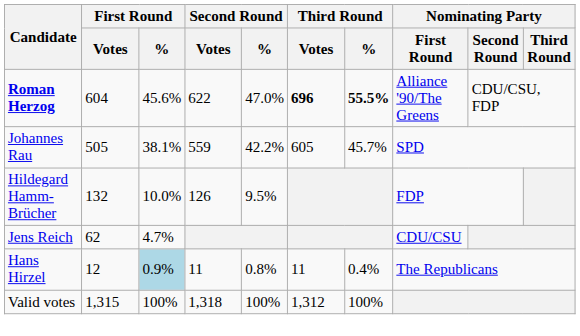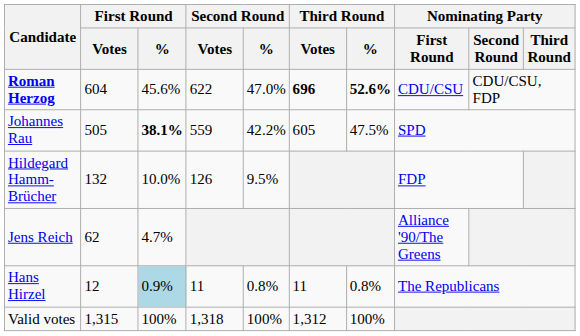(369, 97) 55.5% -> (370, 89) 52.6%
(422, 97) Alliance '90/The Greens -> (431, 89) CDU/CSU
(162, 147) normal -> (162, 130) bold
(367, 147) 45.7% -> (369, 130) 47.5%
(429, 237) CDU/CSU -> (423, 237) Alliance '90/The Greens
(364, 269) 0.4% -> (365, 286) 0.8%
